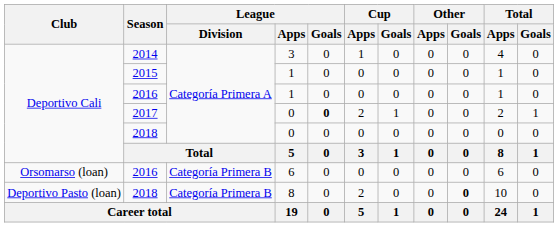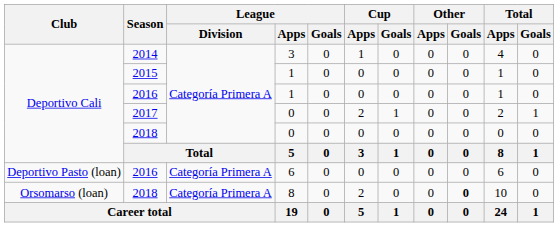(326, 113) bold -> (326, 113) normal
(64, 172) Orsomarso (loan) -> (64, 172) Deportivo Pasto (loan)
(221, 172) Categoría Primera B -> (221, 172) Categoría Primera A
(64, 192) Deportivo Pasto (loan) -> (64, 192) Orsomarso (loan)
(221, 192) Categoría Primera B -> (221, 192) Categoría Primera A
